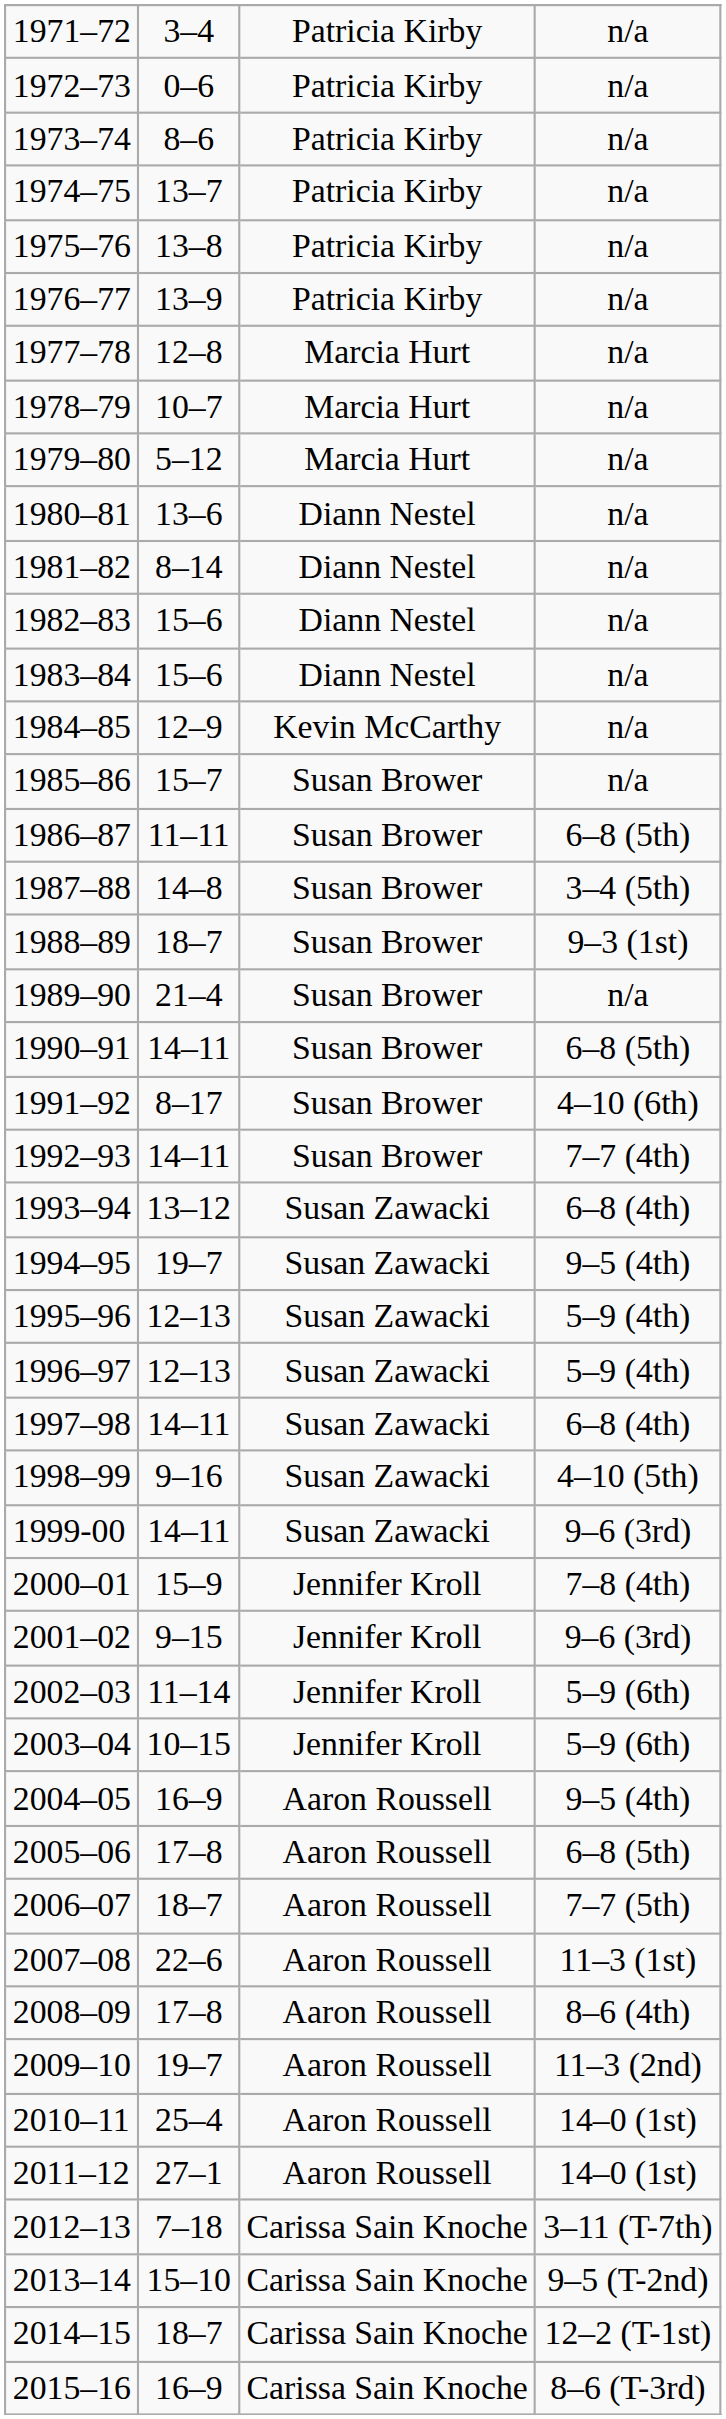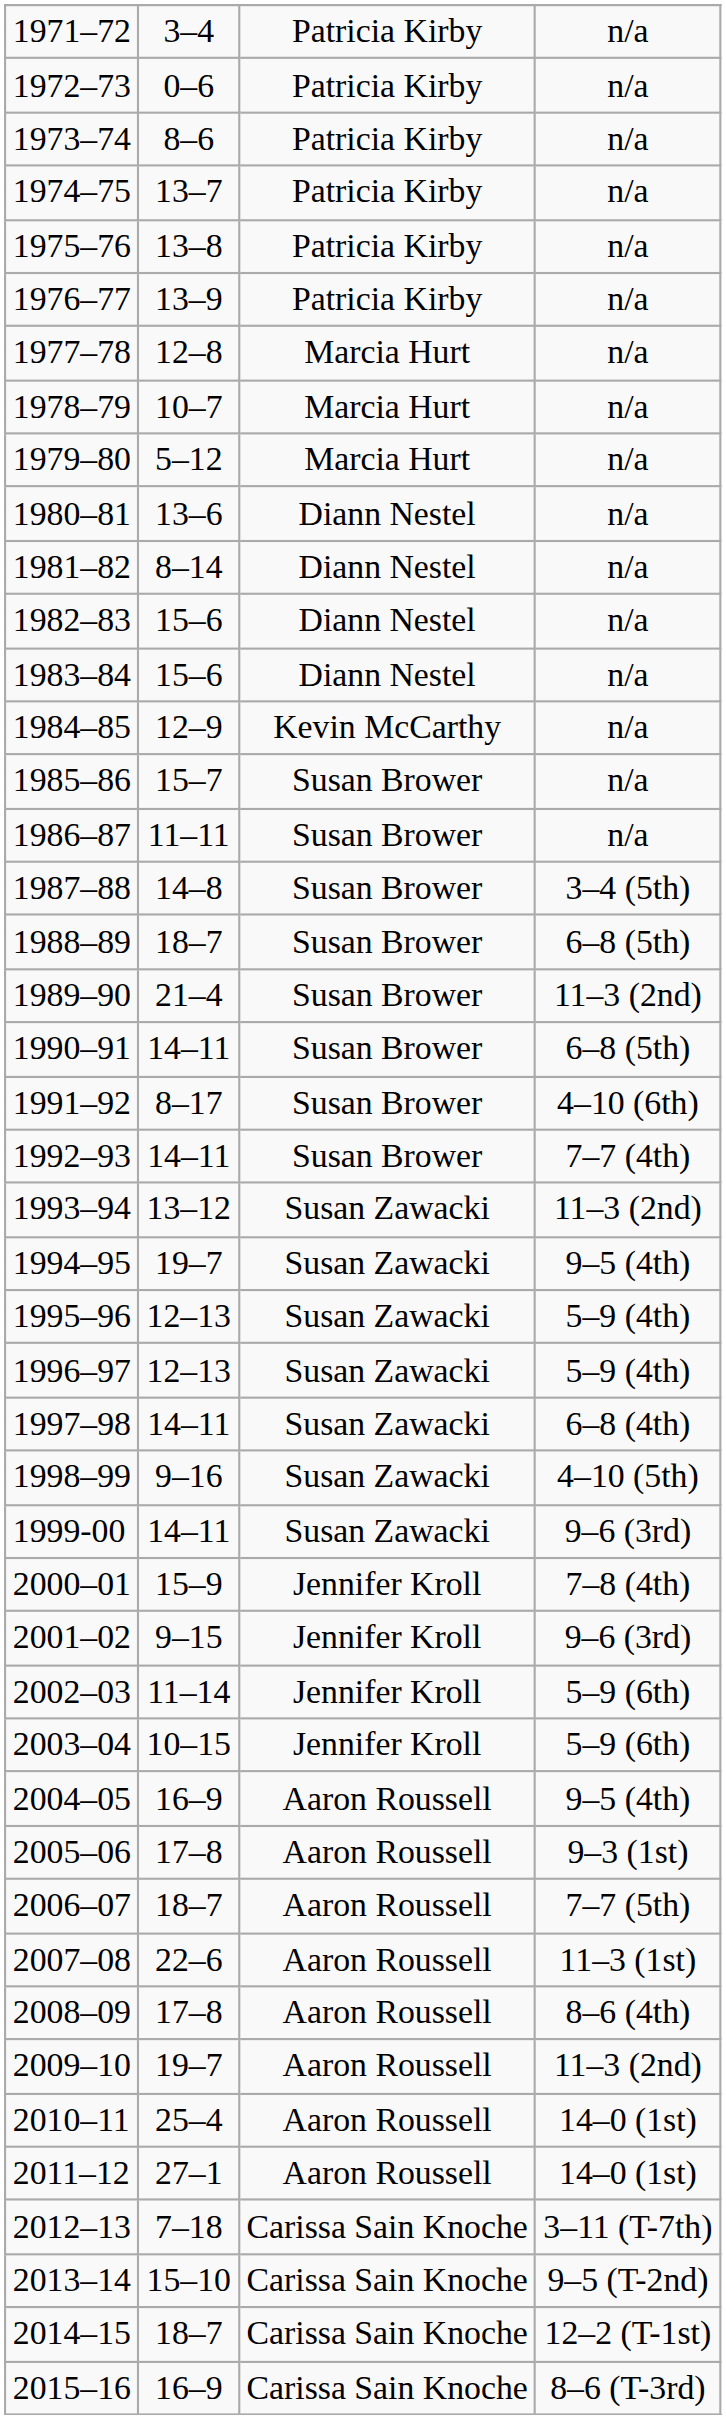(628, 834) 6–8 (5th) -> (628, 834) n/a
(628, 941) 9–3 (1st) -> (628, 941) 6–8 (5th)
(628, 995) n/a -> (628, 995) 11–3 (2nd)
(628, 1209) 6–8 (4th) -> (628, 1209) 11–3 (2nd)
(628, 1851) 6–8 (5th) -> (628, 1851) 9–3 (1st)
